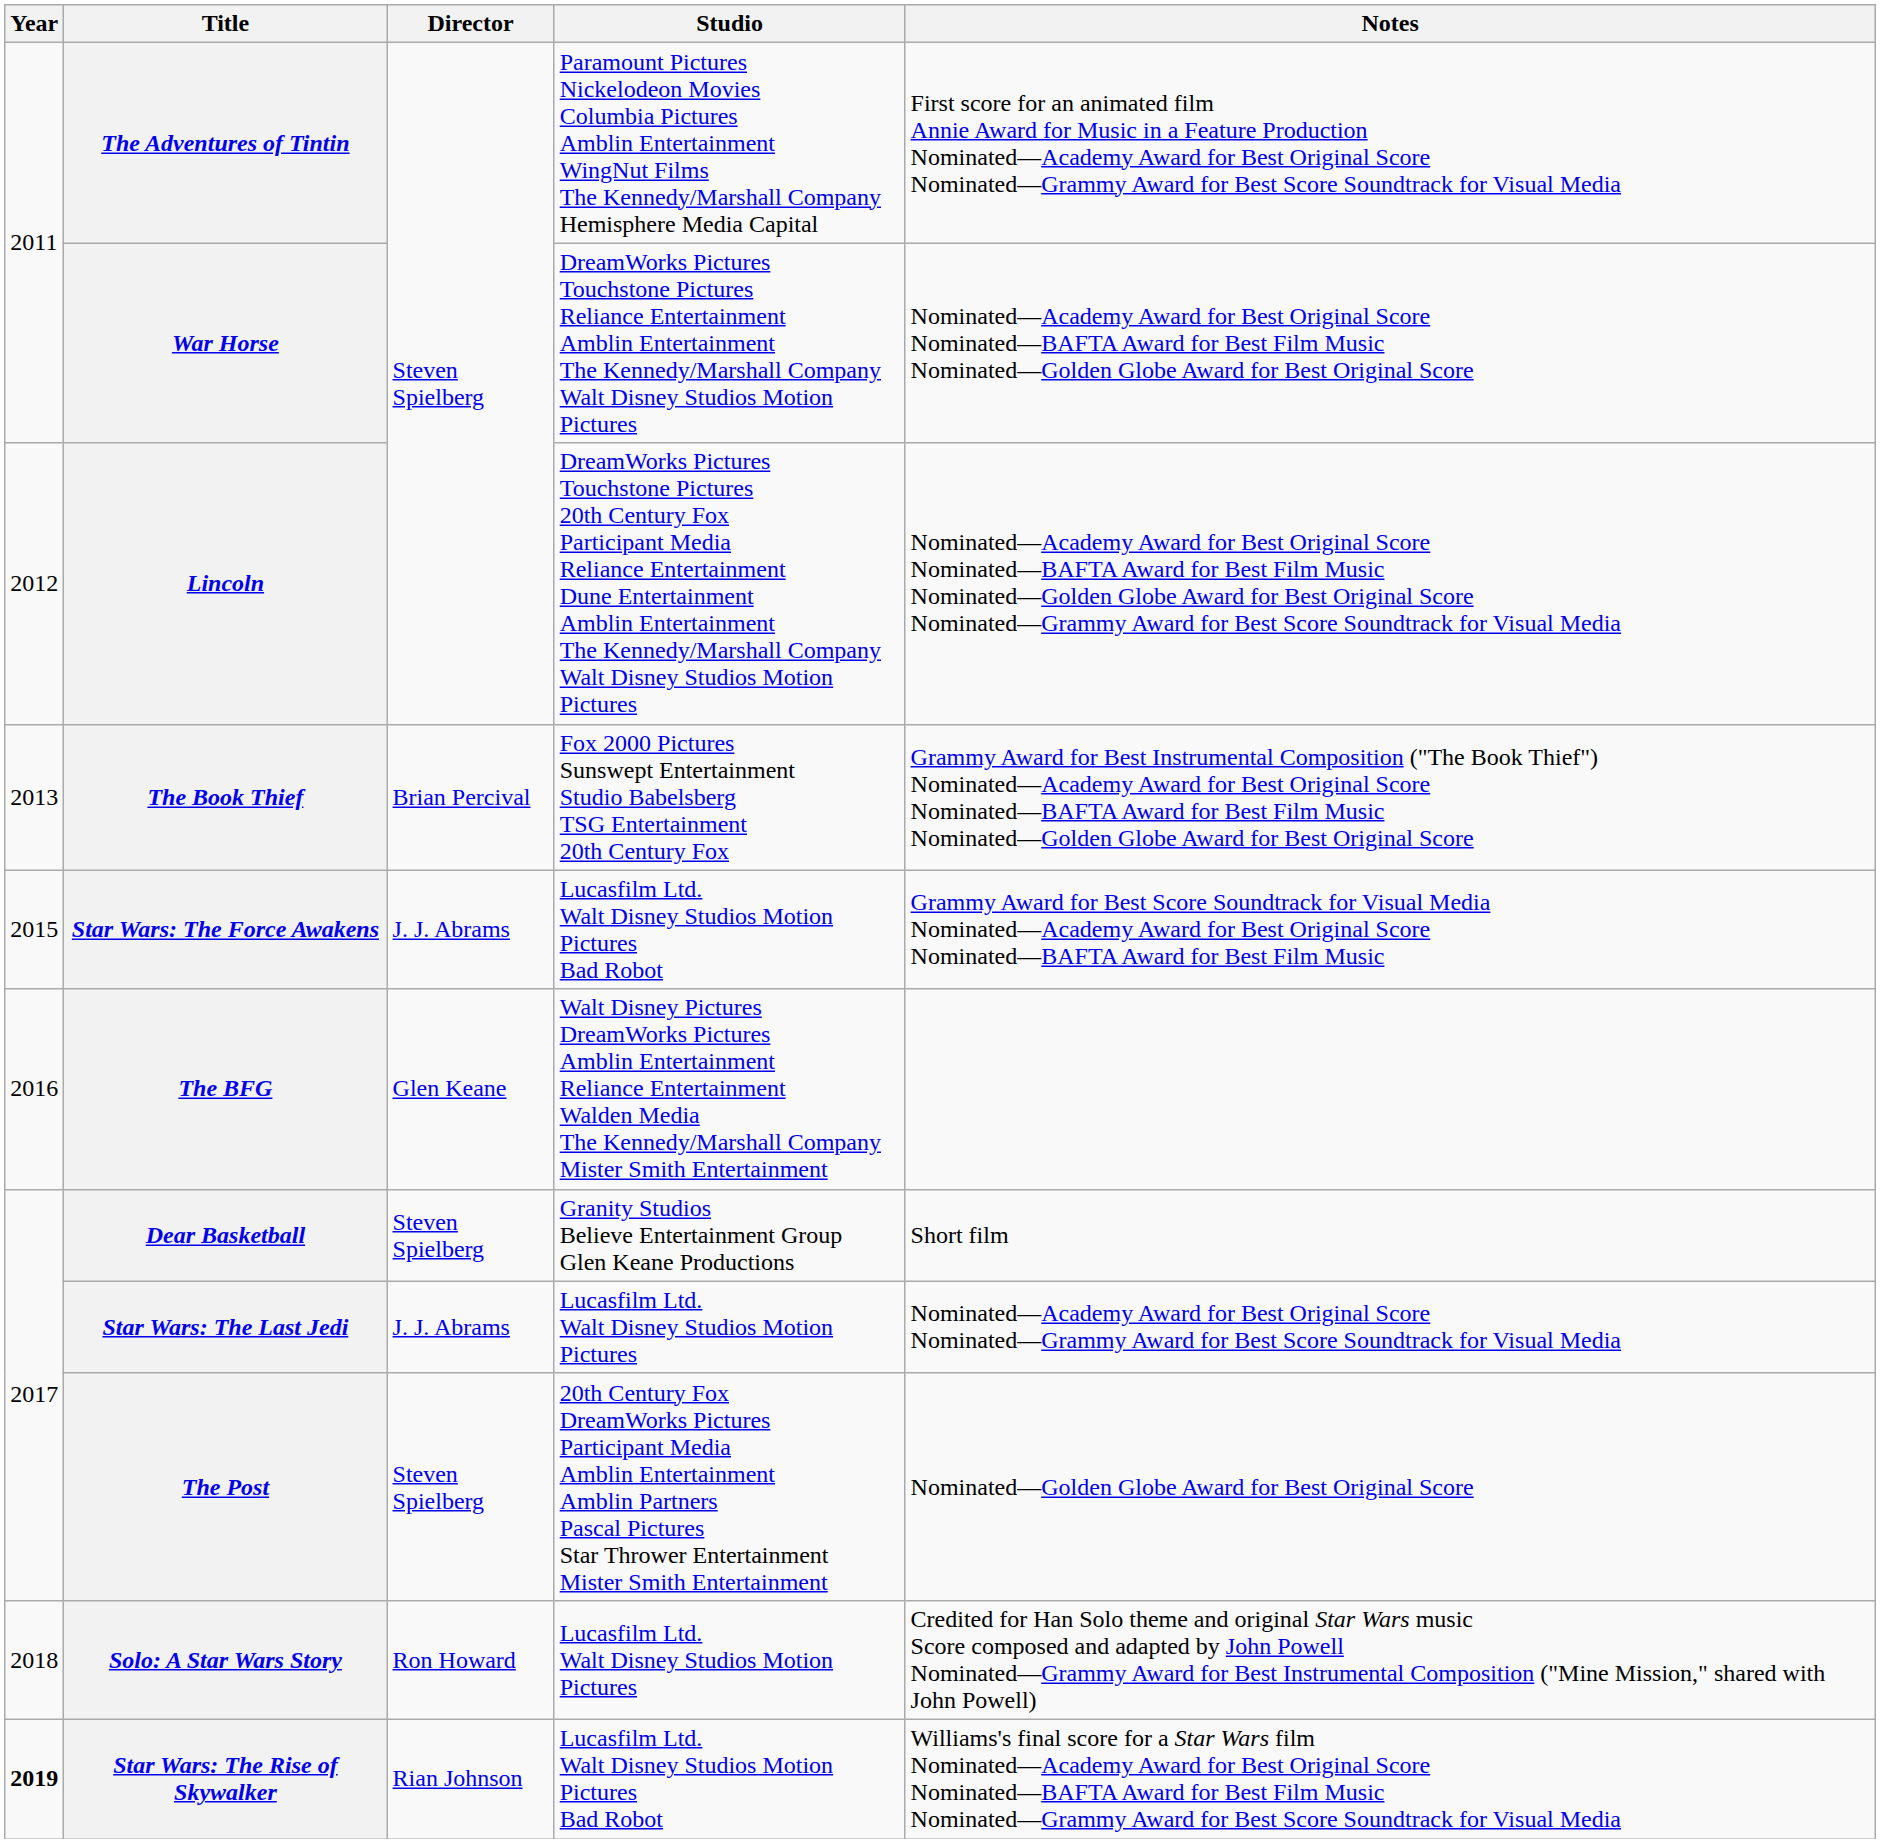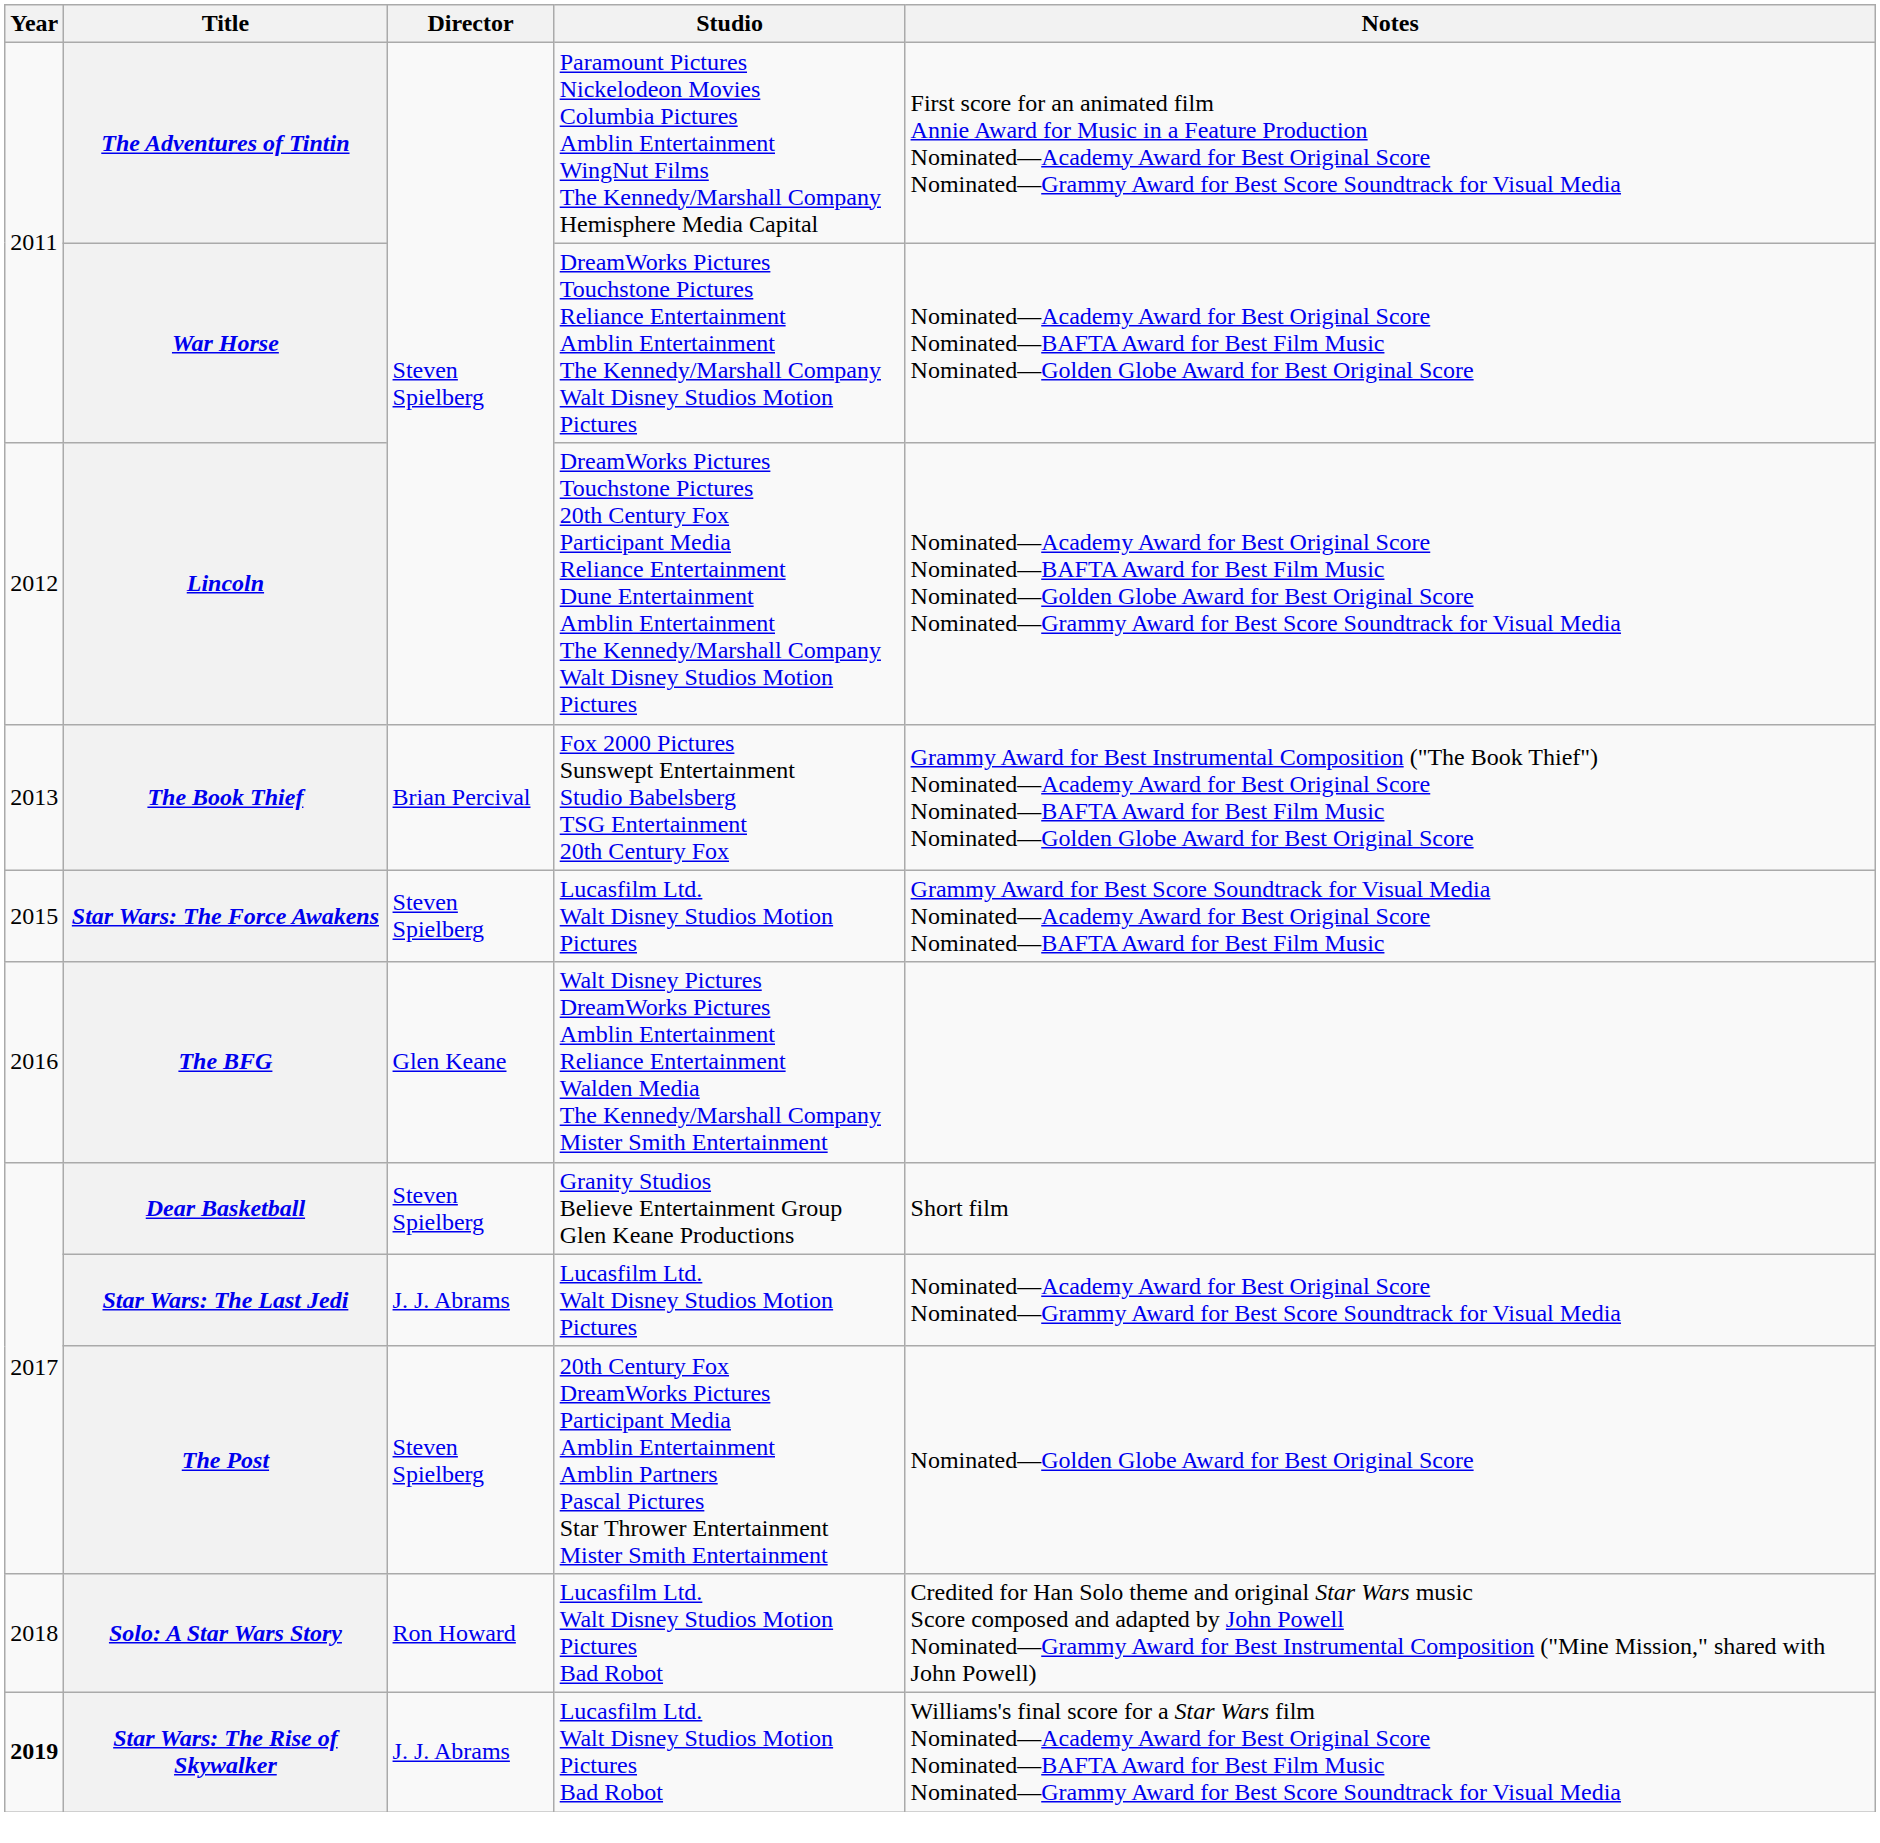(451, 929) J. J. Abrams -> (438, 915) Steven Spielberg
(696, 929) Lucasfilm Ltd. Walt Disney Studios Motion Pictures Bad Robot -> (696, 915) Lucasfilm Ltd. Walt Disney Studios Motion Pictures
(696, 1659) Lucasfilm Ltd. Walt Disney Studios Motion Pictures -> (696, 1632) Lucasfilm Ltd. Walt Disney Studios Motion Pictures Bad Robot
(458, 1778) Rian Johnson -> (451, 1751) J. J. Abrams
